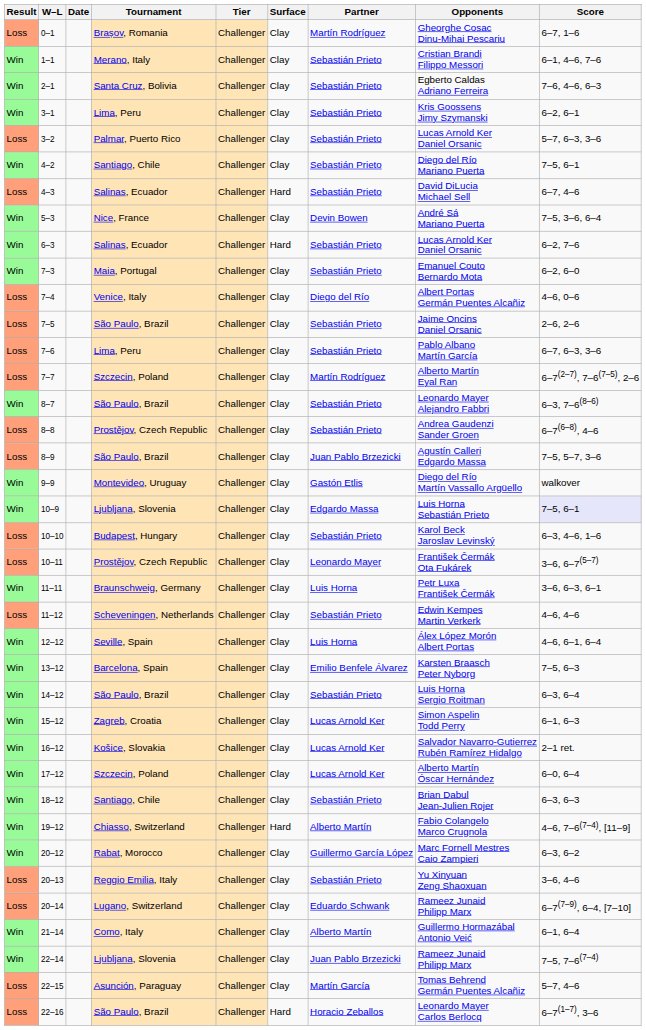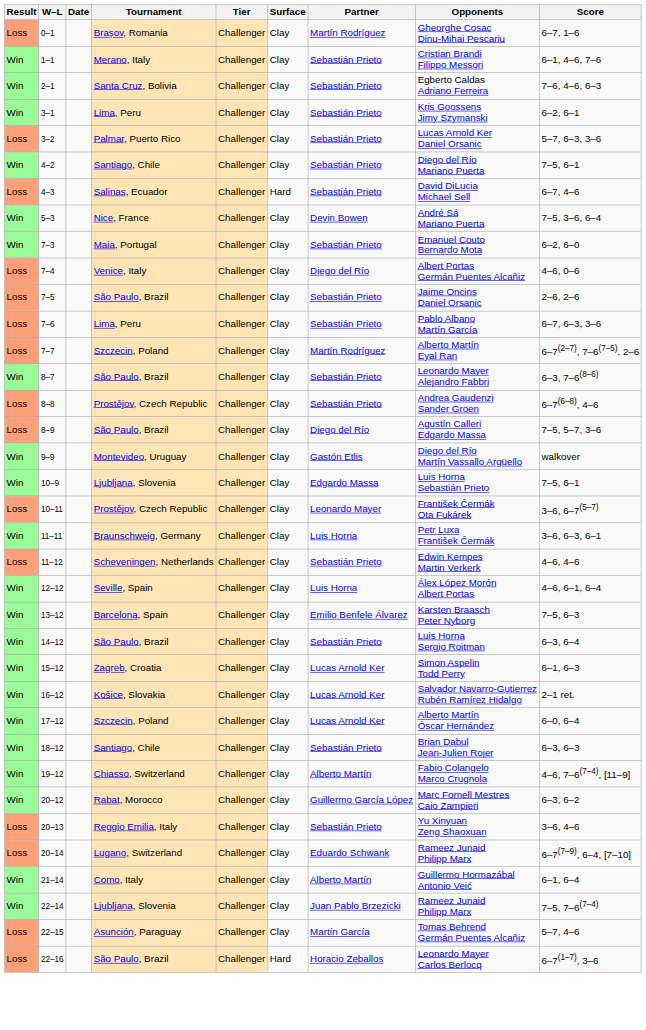- row: (48, 245)
(355, 456) Juan Pablo Brzezicki -> (340, 430) Diego del Río
(560, 509) lavender background -> (560, 483) no background
- row: (52, 536)
(280, 826) Hard -> (280, 774) Clay
